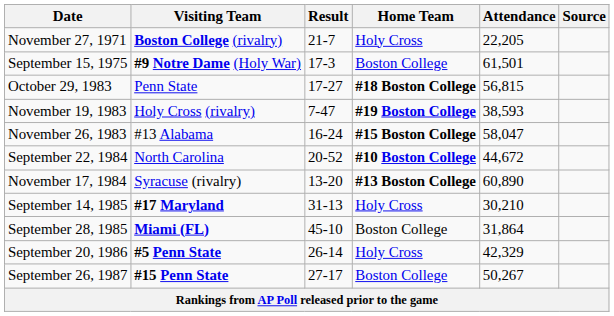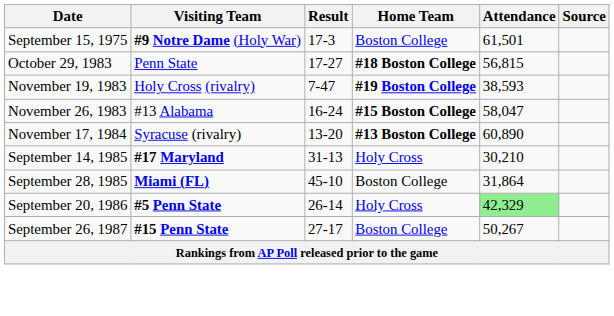- row: (67, 39)
- row: (68, 157)
(503, 252) no background -> (503, 205) lightgreen background
